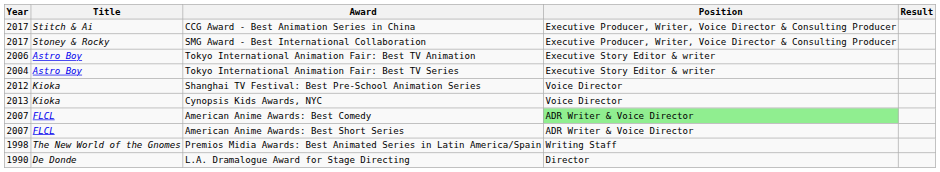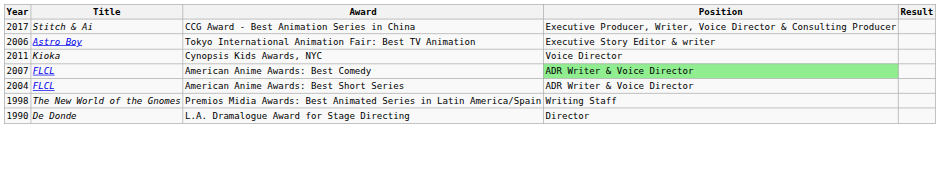- row: (306, 41)
- row: (322, 71)
- row: (333, 86)
(17, 101) 2013 -> (17, 56) 2011
(17, 130) 2007 -> (17, 86) 2004
